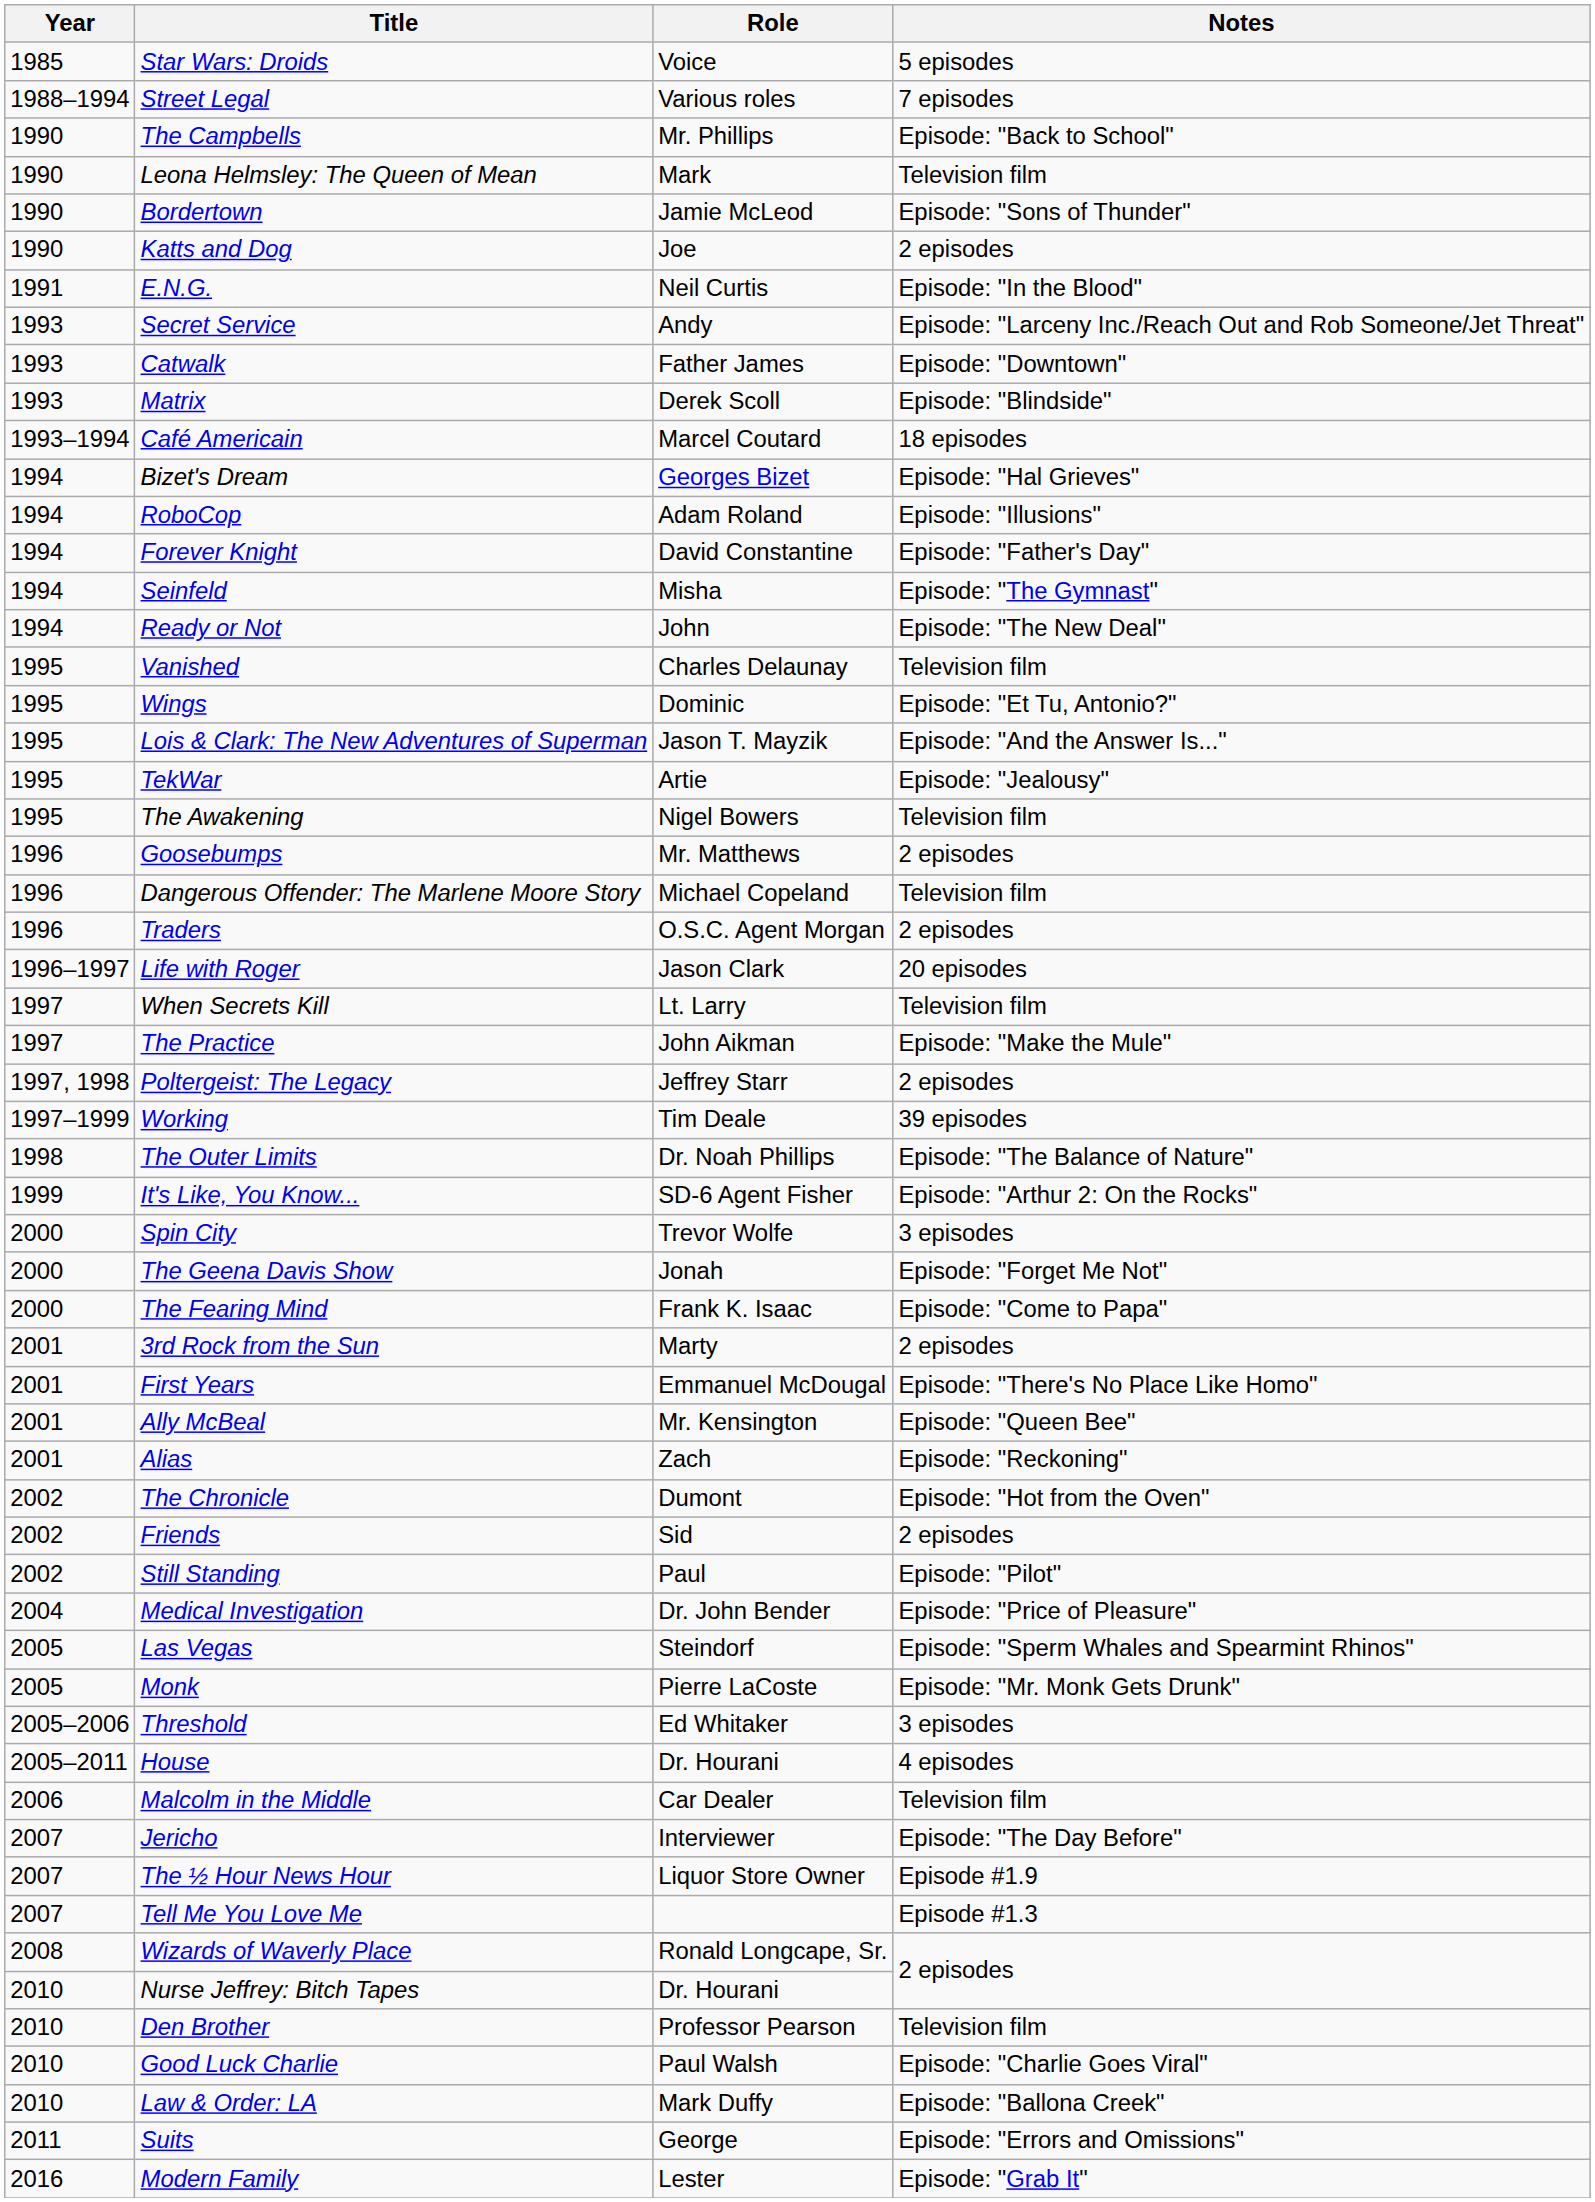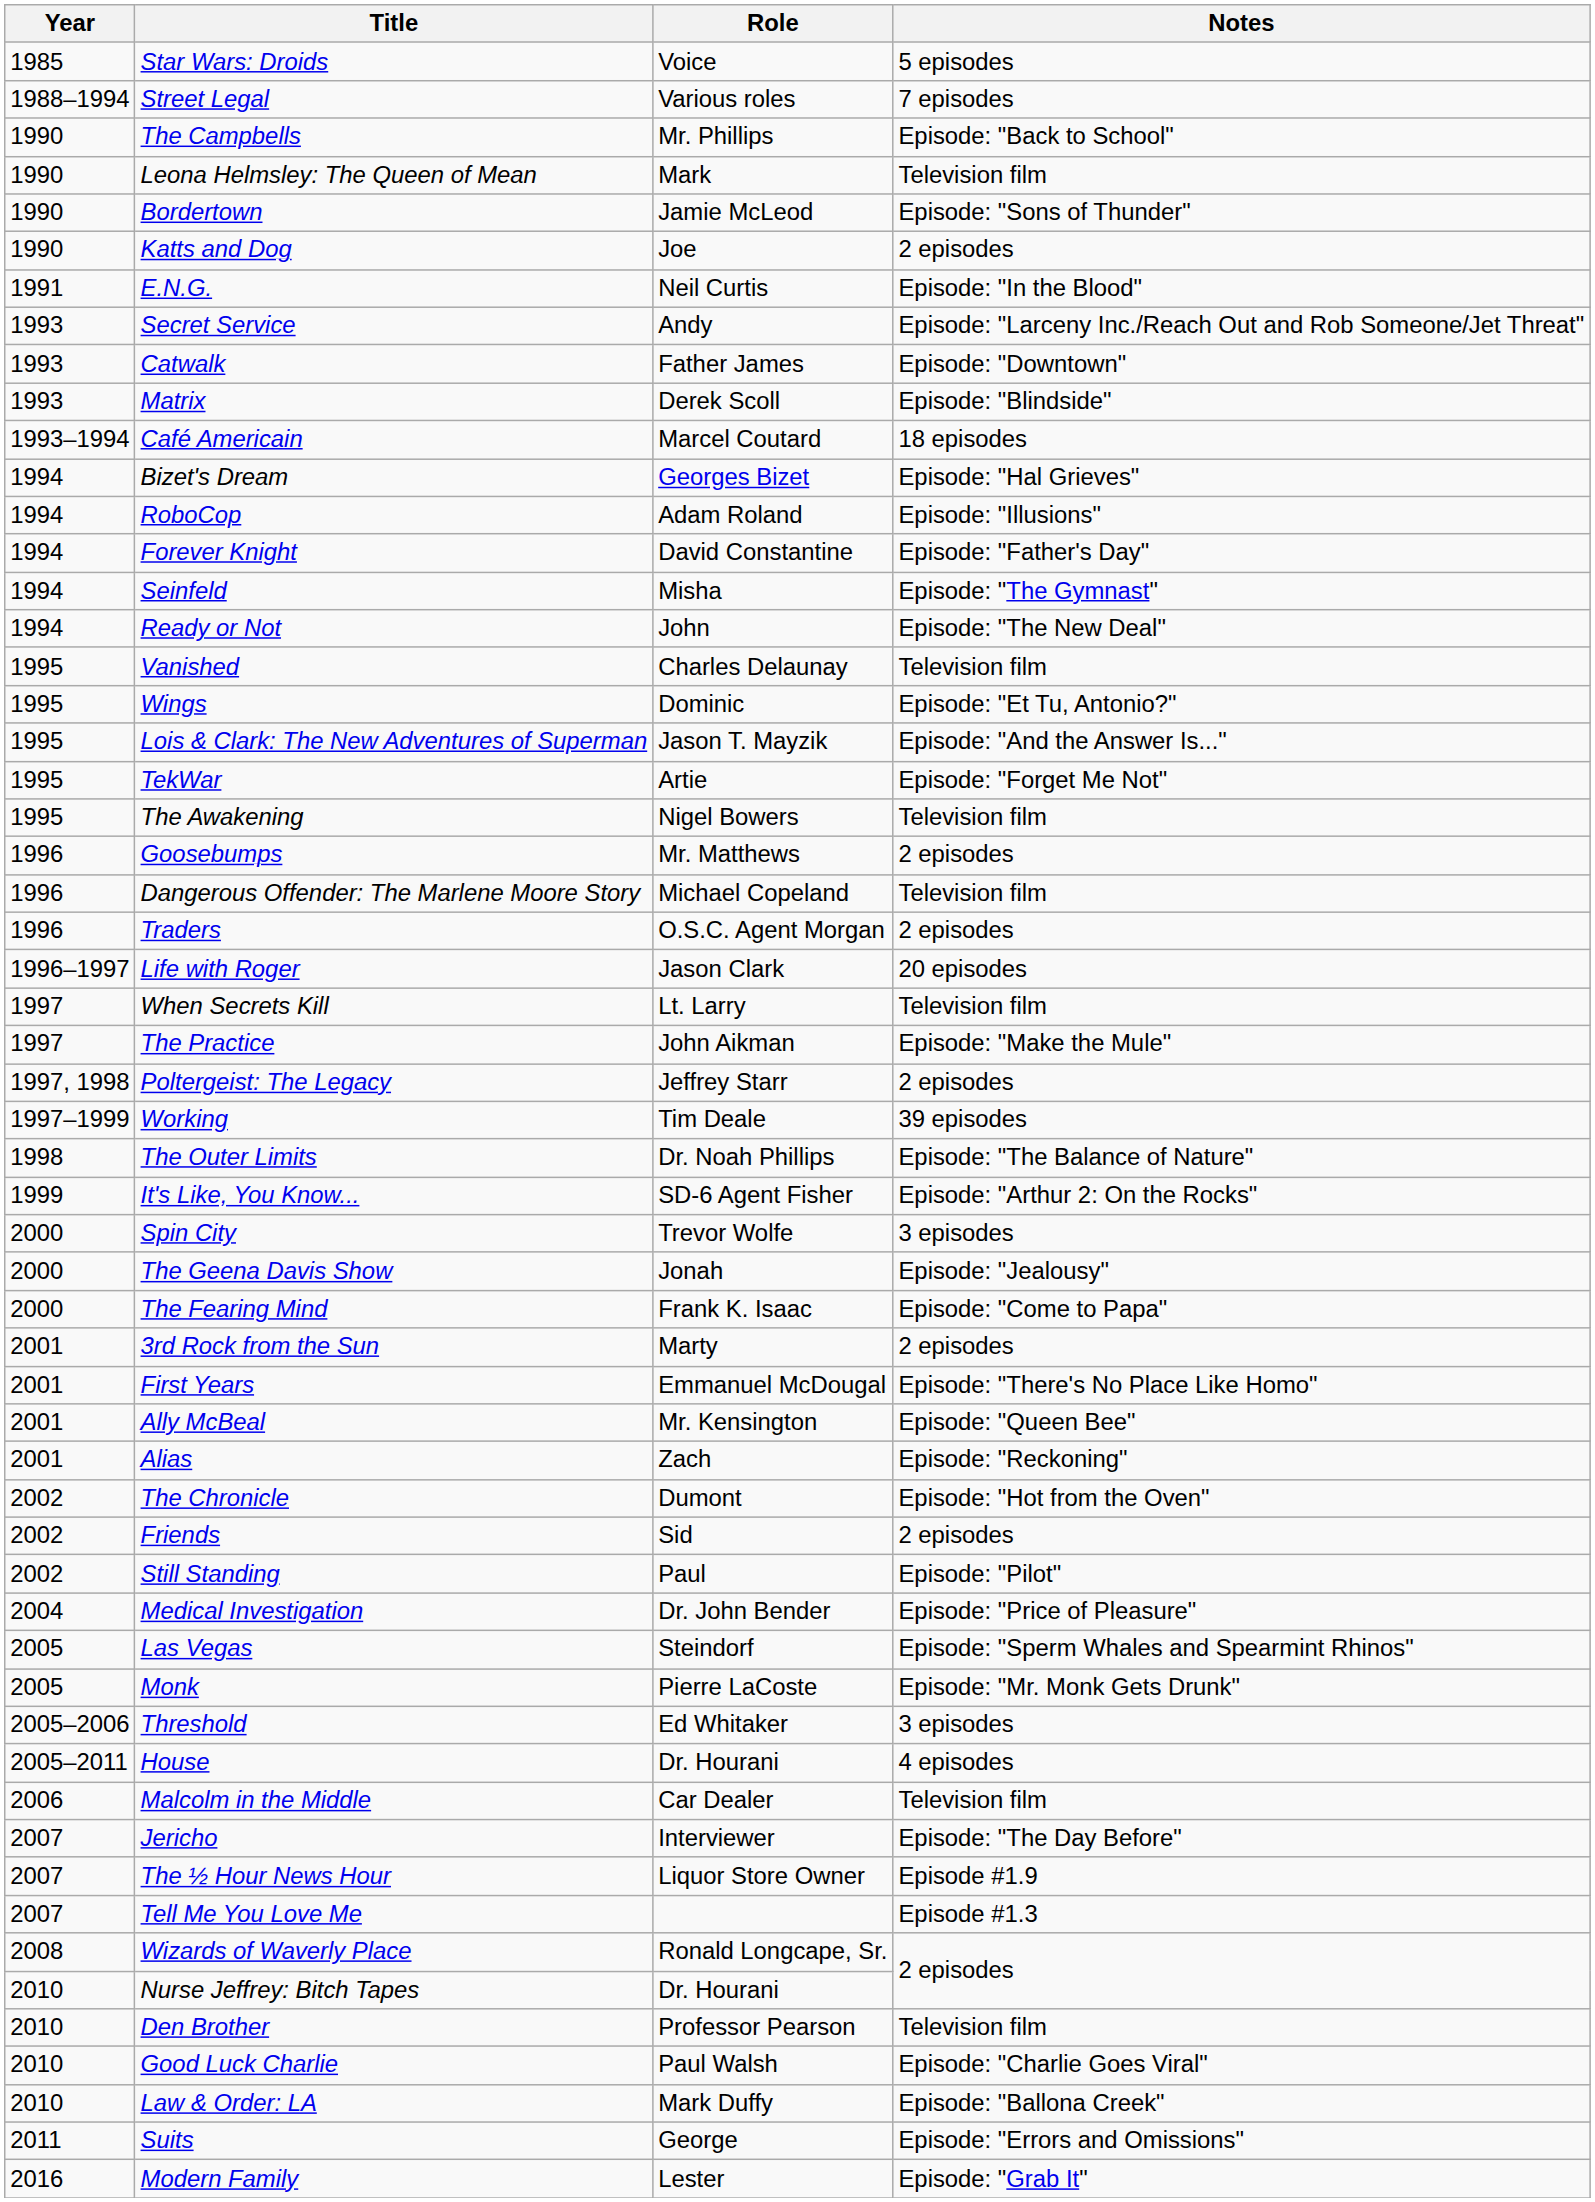(1004, 779) Episode: "Jealousy" -> (1033, 779) Episode: "Forget Me Not"
(1033, 1271) Episode: "Forget Me Not" -> (1004, 1271) Episode: "Jealousy"
